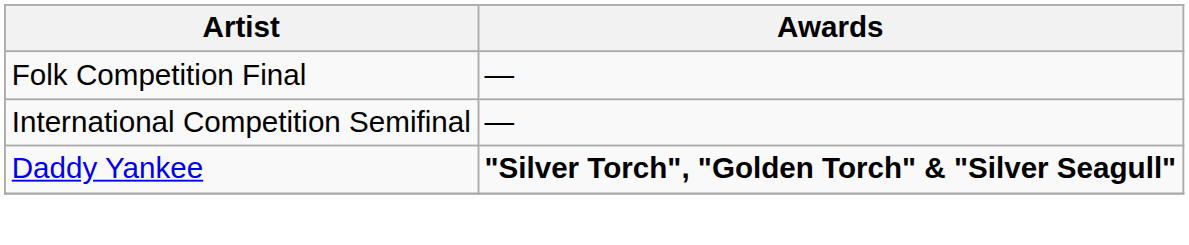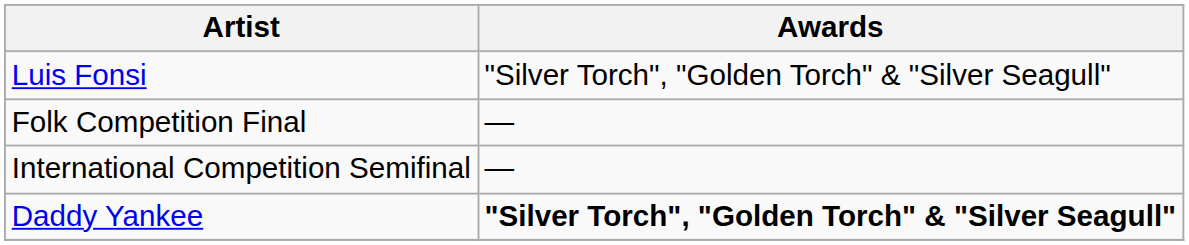+ row: (79, 74)
